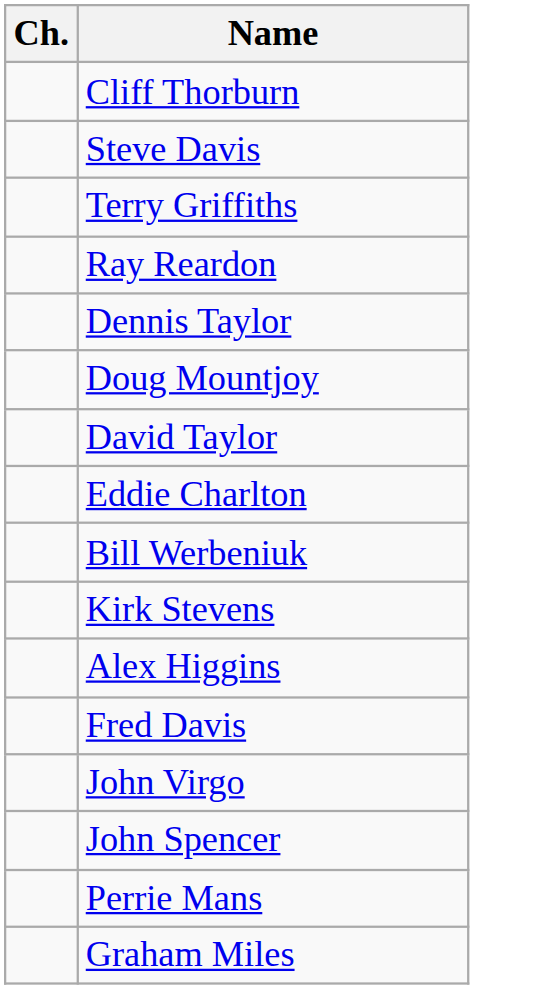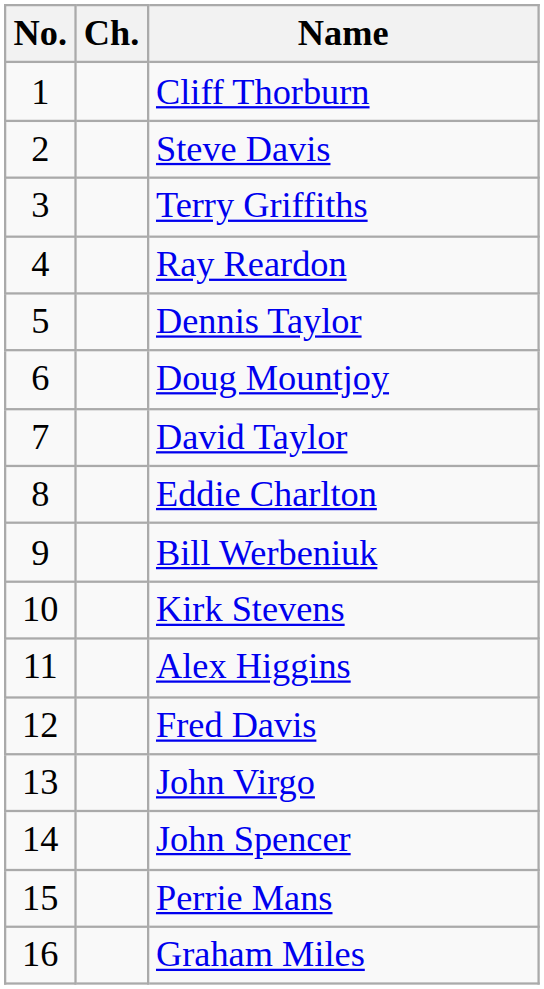+ column: (40, 33)
